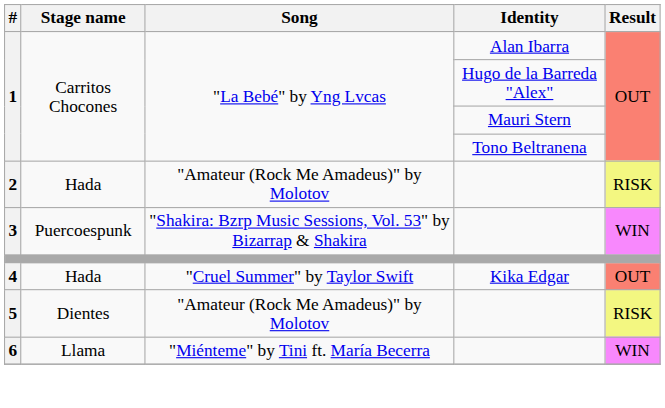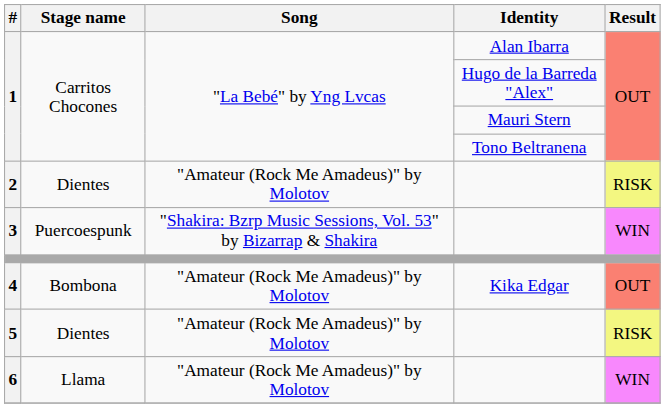(83, 184) Hada -> (83, 184) Dientes
(83, 276) Hada -> (83, 286) Bombona
(299, 276) "Cruel Summer" by Taylor Swift -> (299, 286) "Amateur (Rock Me Amadeus)" by Molotov
(299, 350) "Miénteme" by Tini ft. María Becerra -> (299, 379) "Amateur (Rock Me Amadeus)" by Molotov
